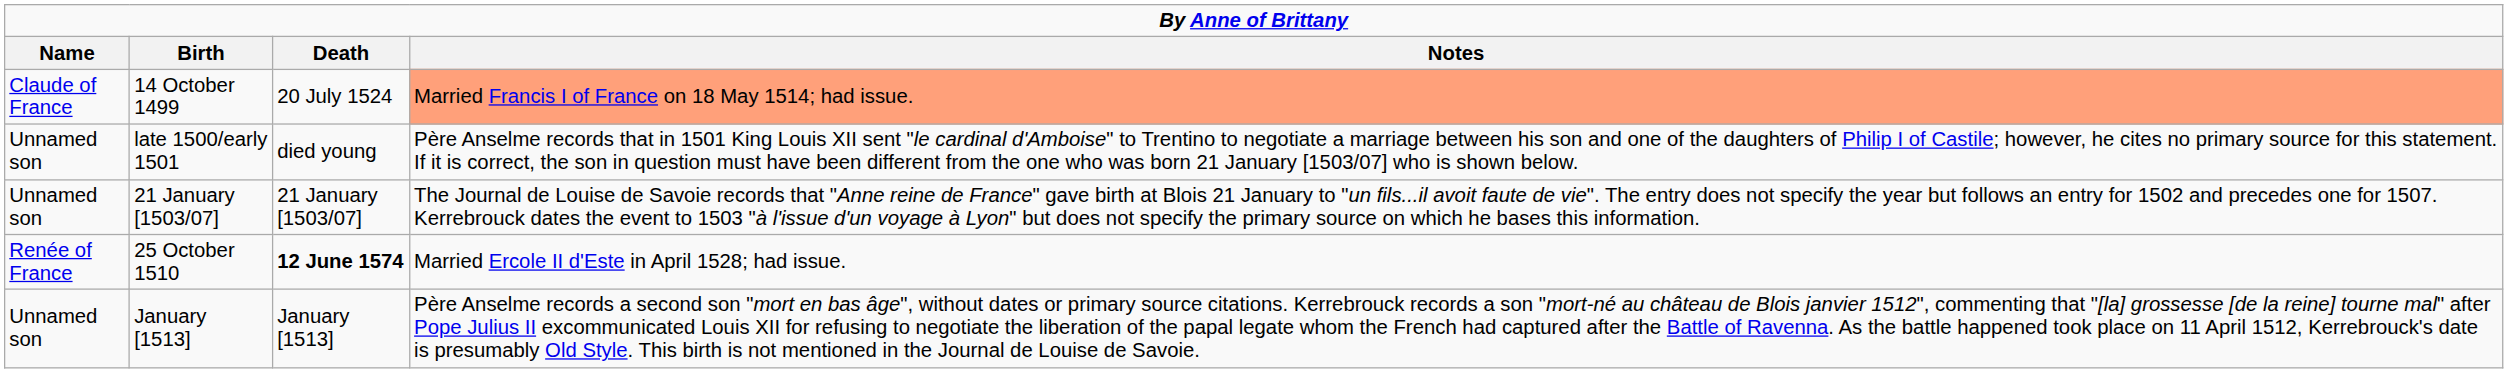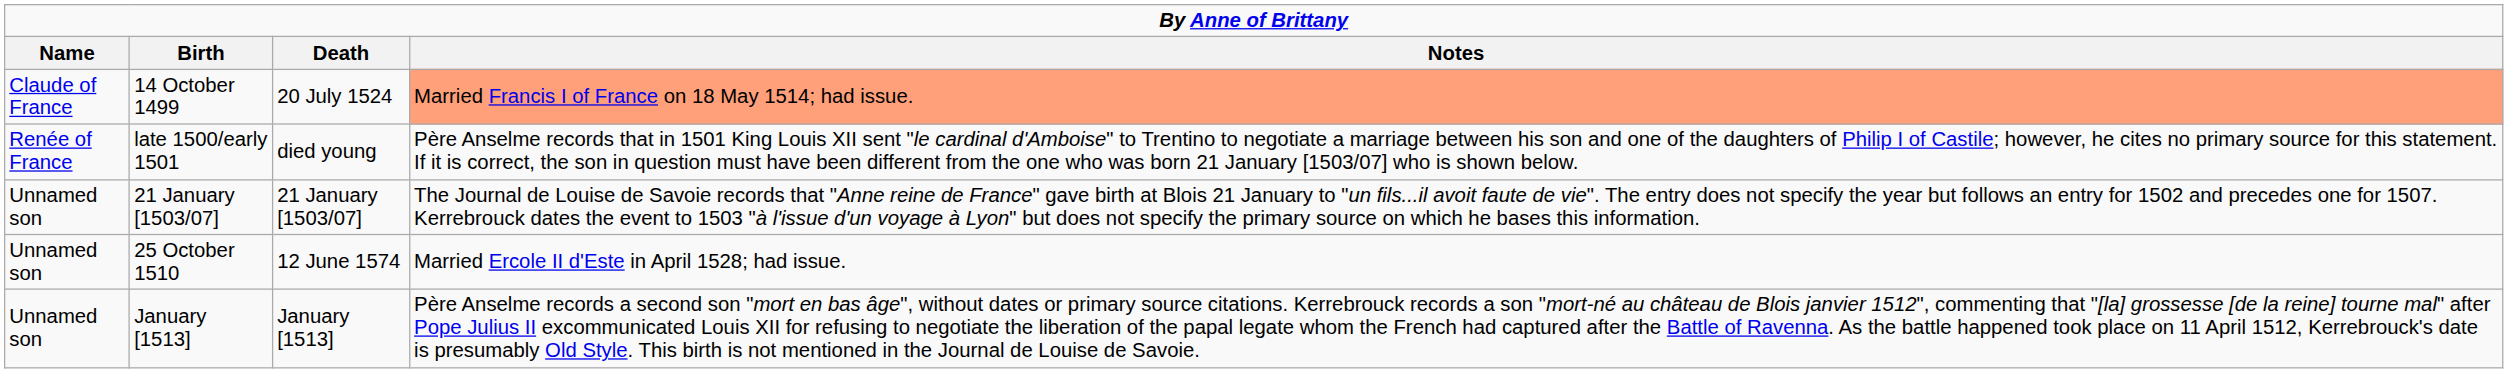(53, 151) Unnamed son -> (51, 151) Renée of France
(51, 261) Renée of France -> (53, 261) Unnamed son
(340, 261) bold -> (339, 261) normal
